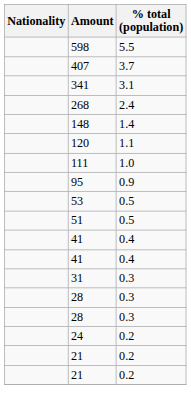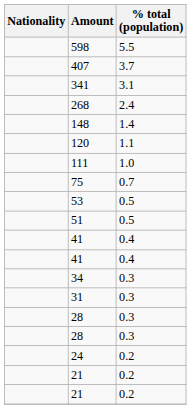- row: (77, 182)
+ row: (77, 182)
+ row: (77, 278)
